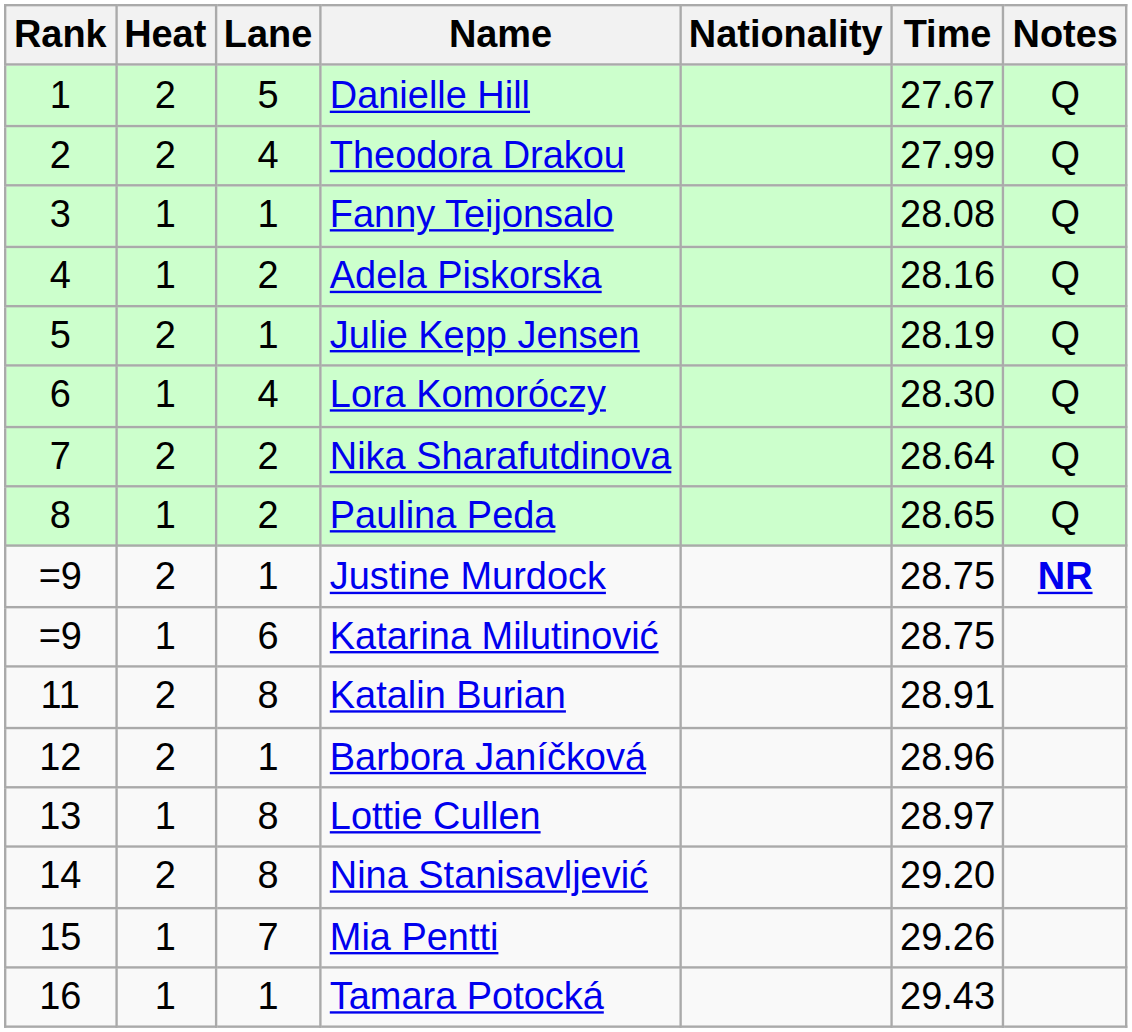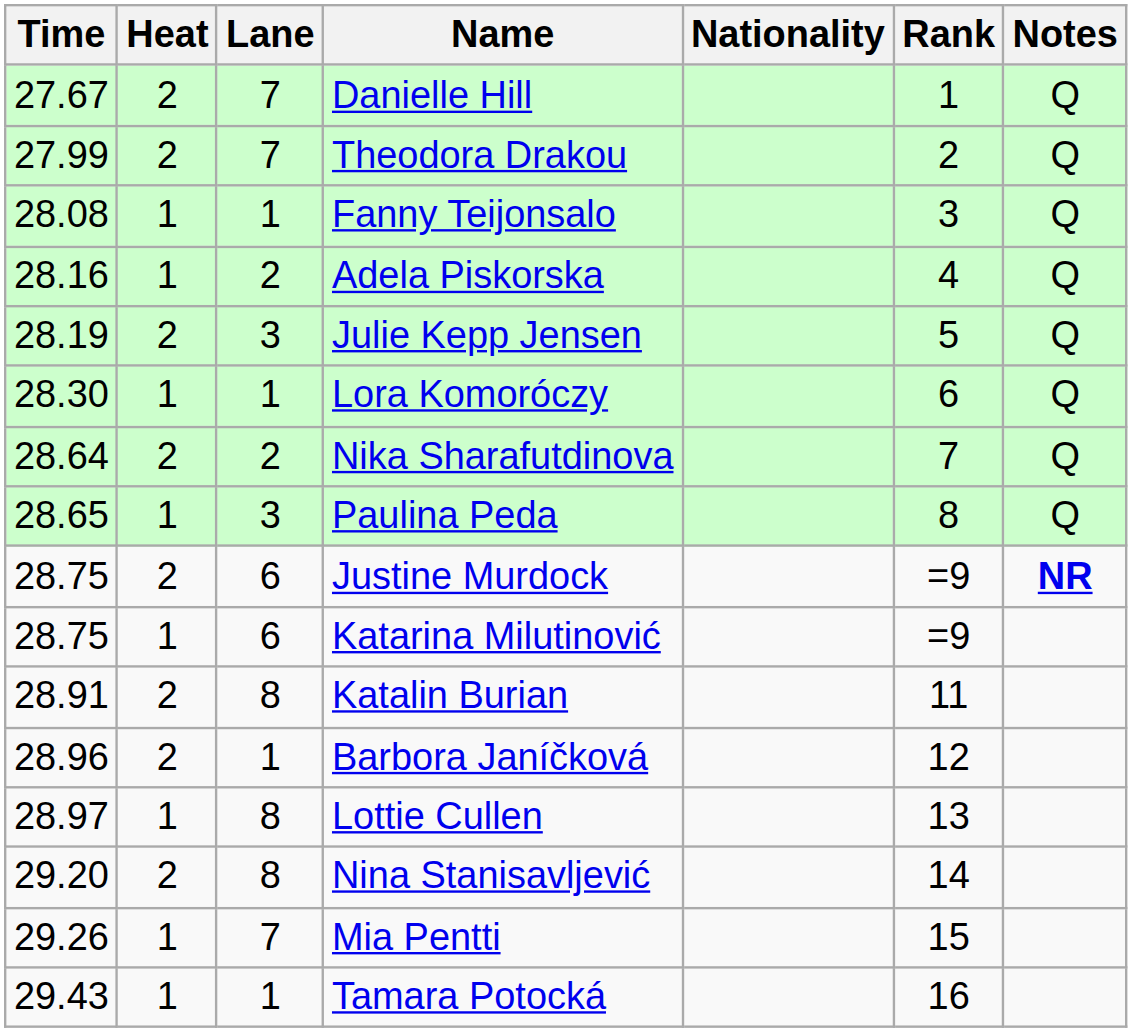columns swapped: (60, 34) <-> (948, 34)
(268, 94) 5 -> (270, 94) 7
(268, 154) 4 -> (270, 154) 7
(268, 335) 1 -> (270, 335) 3
(268, 395) 4 -> (270, 395) 1
(268, 515) 2 -> (270, 515) 3
(268, 575) 1 -> (270, 575) 6
